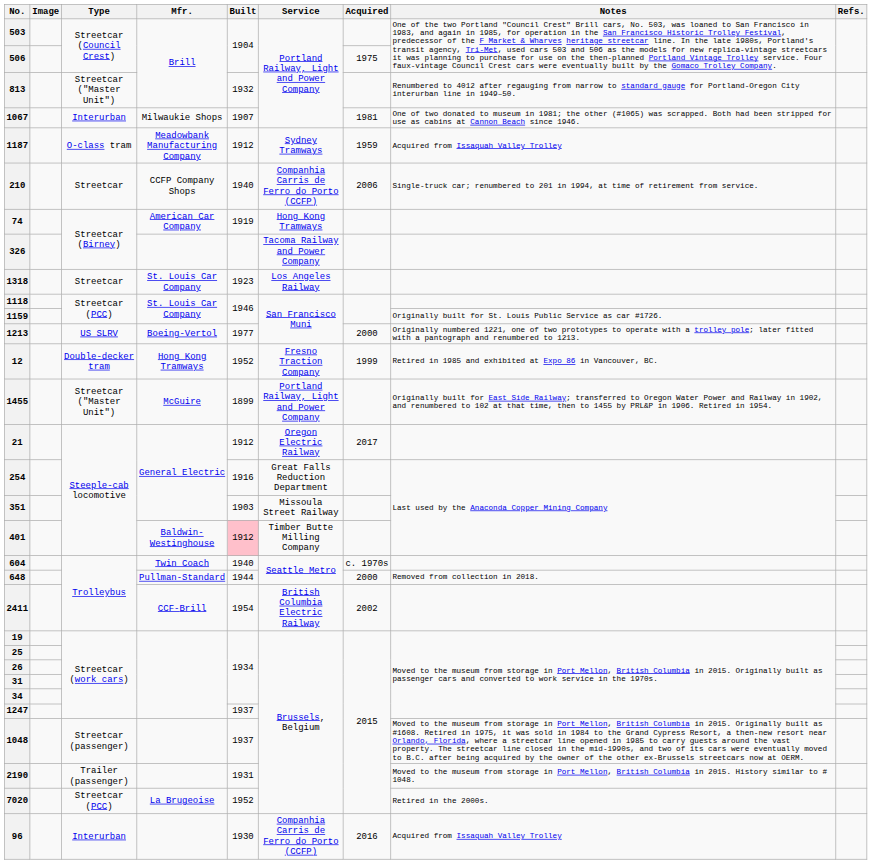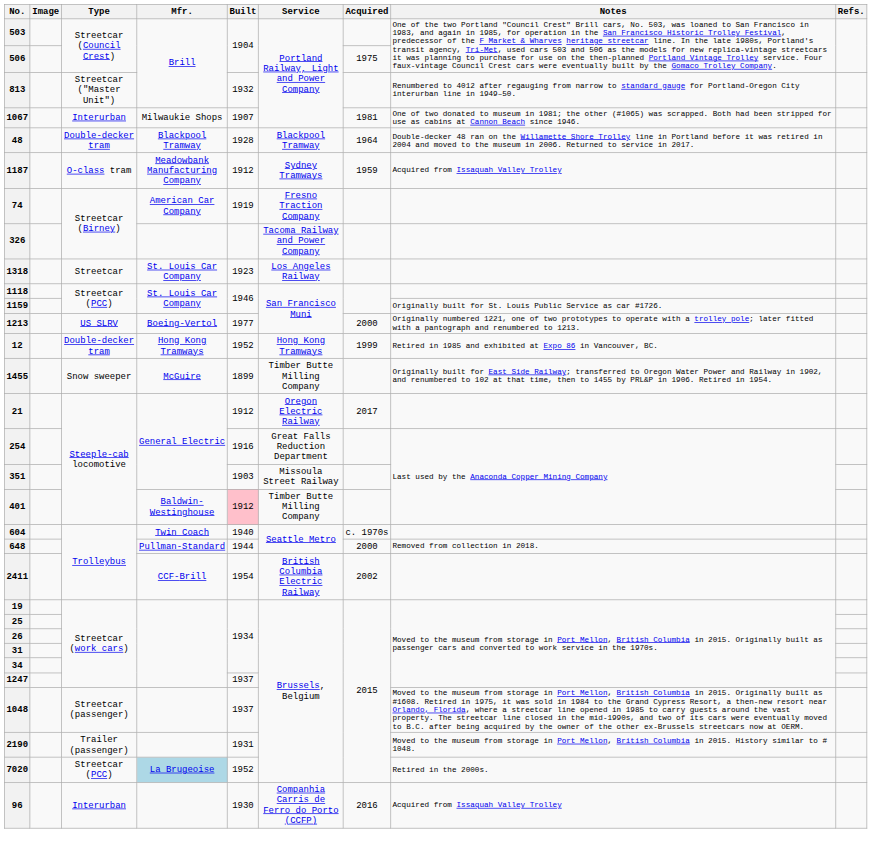+ row: (17, 140)
- row: (17, 186)
(301, 221) Hong Kong Tramways -> (301, 206) Fresno Traction Company
(301, 361) Fresno Traction Company -> (301, 346) Hong Kong Tramways
(99, 402) Streetcar ("Master Unit") -> (99, 376) Snow sweeper
(301, 402) Portland Railway, Light and Power Company -> (301, 376) Timber Butte Milling Company
(182, 801) no background -> (182, 770) lightblue background
